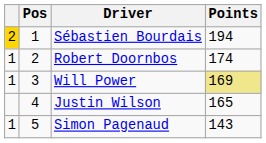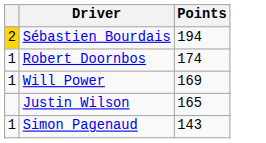- column: (35, 16)
(221, 82) khaki background -> (190, 82) no background
